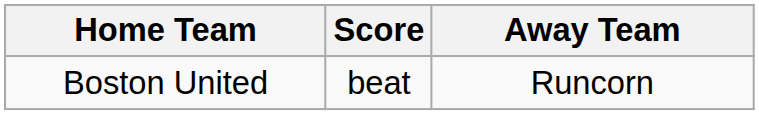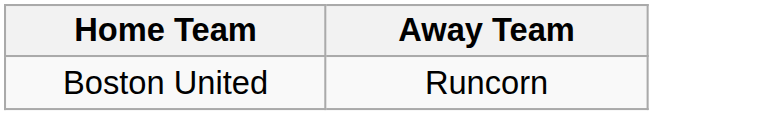- column: (379, 30)
